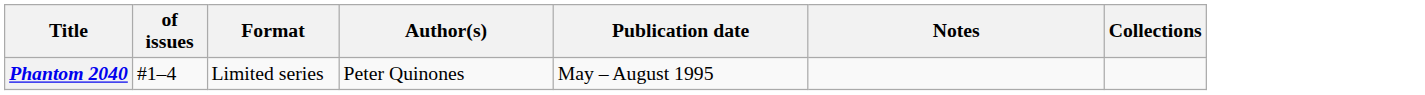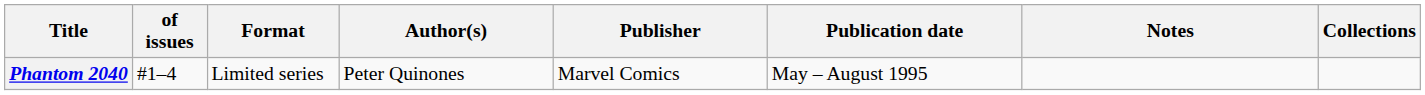+ column: (660, 31)
